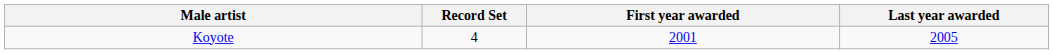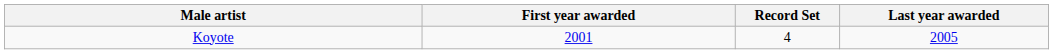columns swapped: (474, 15) <-> (683, 15)
